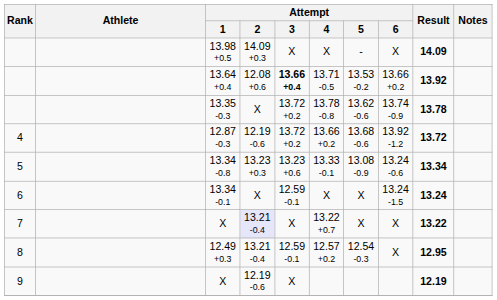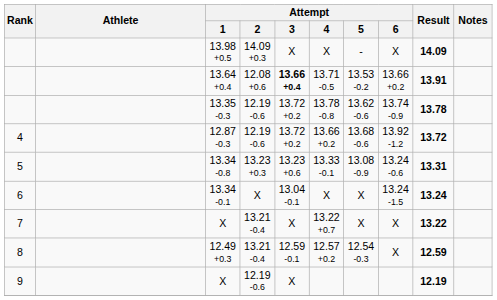(433, 80) 13.92 -> (433, 80) 13.91
(257, 109) X -> (257, 109) 12.19 -0.6
(433, 166) 13.34 -> (433, 166) 13.31
(292, 195) 12.59 -0.1 -> (292, 195) 13.04 -0.1
(257, 224) lavender background -> (257, 224) no background
(433, 252) 12.95 -> (433, 252) 12.59
